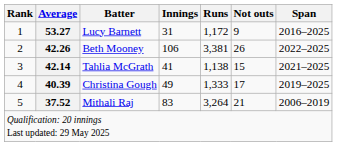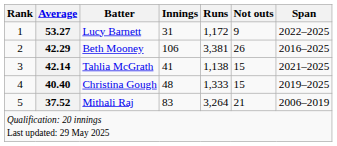(304, 31) 2016–2025 -> (304, 31) 2022–2025
(58, 48) 42.26 -> (58, 48) 42.29
(304, 48) 2022–2025 -> (304, 48) 2016–2025
(58, 84) 40.39 -> (58, 84) 40.40
(167, 84) 49 -> (167, 84) 48
(239, 84) 17 -> (239, 84) 15
